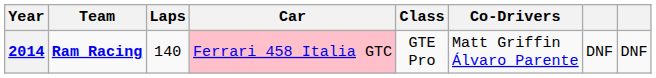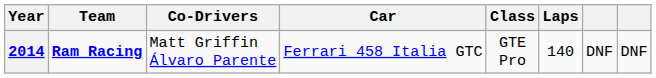columns swapped: (515, 17) <-> (168, 17)
(293, 51) pink background -> (383, 51) no background
